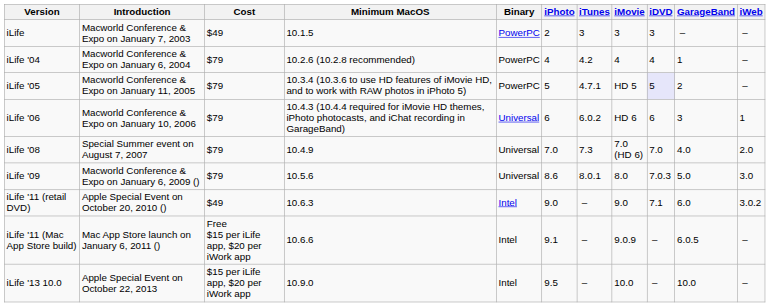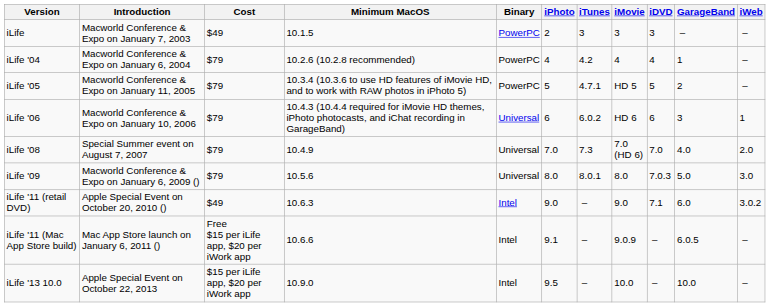(652, 86) lavender background -> (652, 86) no background
(551, 176) 8.6 -> (551, 176) 8.0
